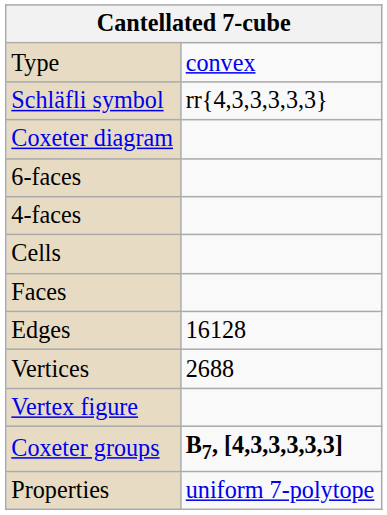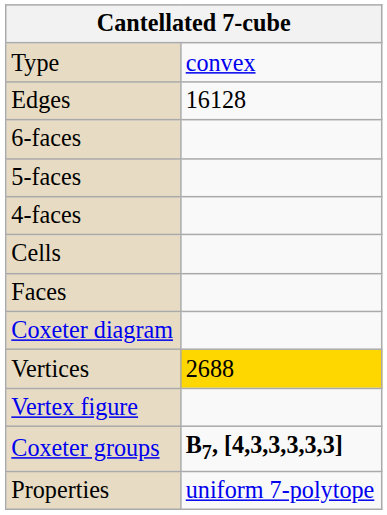- row: (87, 100)
rows swapped: (92, 138) <-> (41, 330)
+ row: (46, 177)
(210, 368) no background -> (210, 368) gold background
